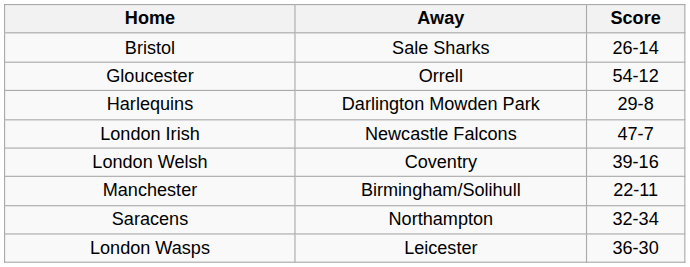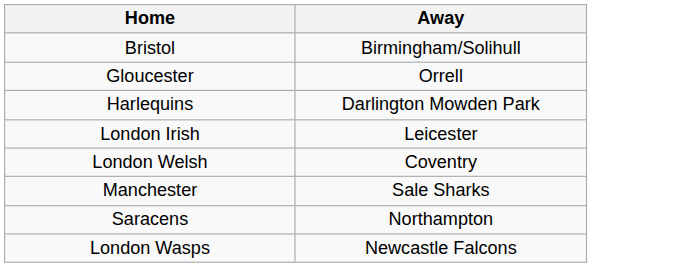- column: (636, 18)
(441, 47) Sale Sharks -> (441, 47) Birmingham/Solihull
(441, 133) Newcastle Falcons -> (441, 133) Leicester
(441, 190) Birmingham/Solihull -> (441, 190) Sale Sharks
(441, 248) Leicester -> (441, 248) Newcastle Falcons
